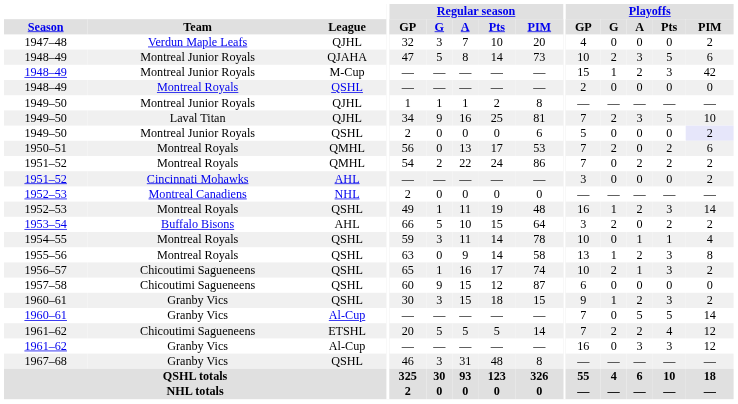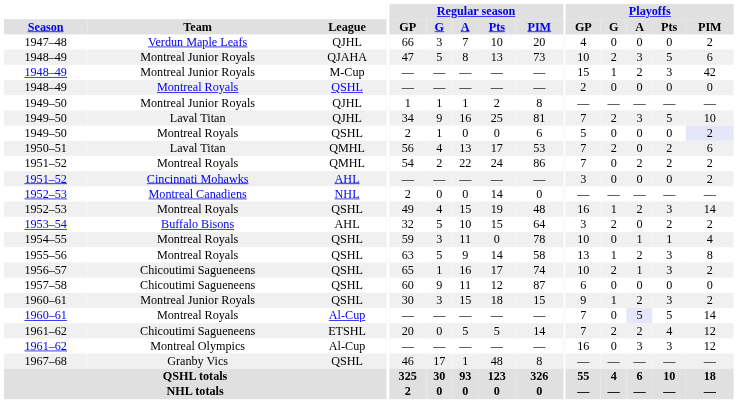(408, 42) 32 -> (408, 42) 66
(497, 57) 14 -> (497, 57) 13
(198, 133) Montreal Junior Royals -> (198, 133) Montreal Royals
(439, 133) 0 -> (439, 133) 1
(198, 148) Montreal Royals -> (198, 148) Laval Titan
(439, 148) 0 -> (439, 148) 4
(497, 194) 0 -> (497, 194) 14
(439, 209) 1 -> (439, 209) 4
(465, 209) 11 -> (465, 209) 15
(408, 224) 66 -> (408, 224) 32
(497, 239) 14 -> (497, 239) 0
(439, 254) 0 -> (439, 254) 5
(465, 285) 15 -> (465, 285) 11
(198, 300) Granby Vics -> (198, 300) Montreal Junior Royals
(198, 315) Granby Vics -> (198, 315) Montreal Royals
(640, 315) no background -> (640, 315) lavender background
(439, 330) 5 -> (439, 330) 0
(198, 346) Granby Vics -> (198, 346) Montreal Olympics
(439, 361) 3 -> (439, 361) 17
(465, 361) 31 -> (465, 361) 1
